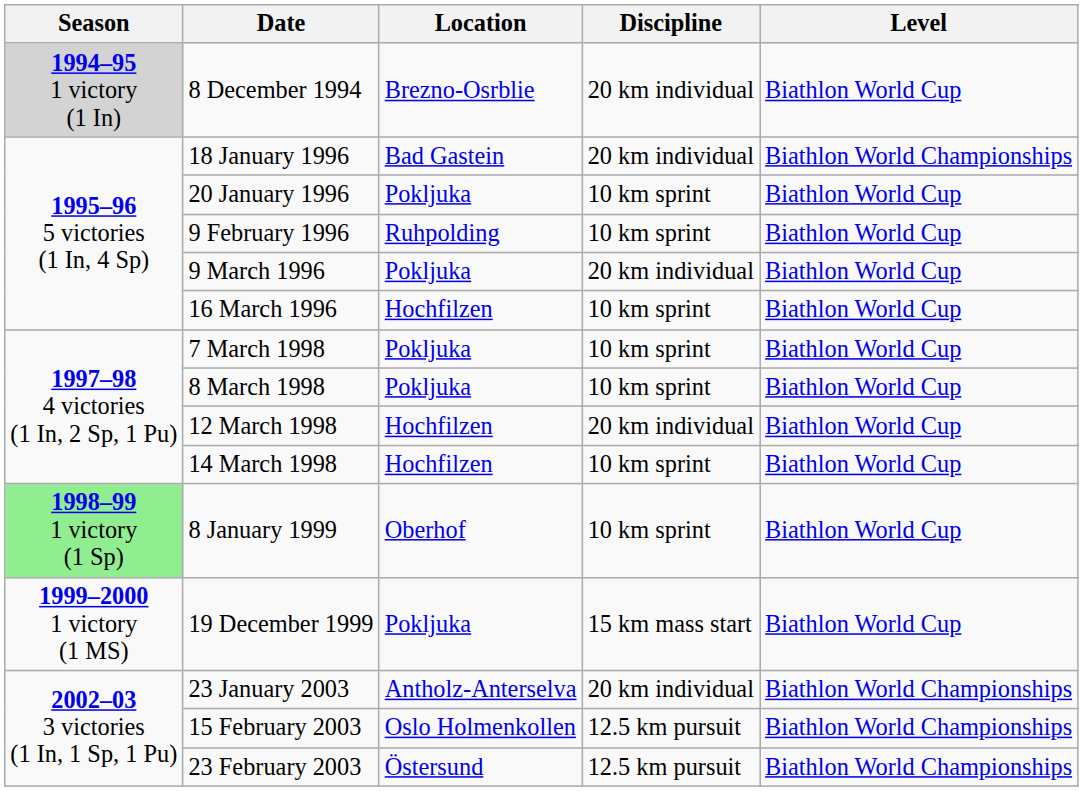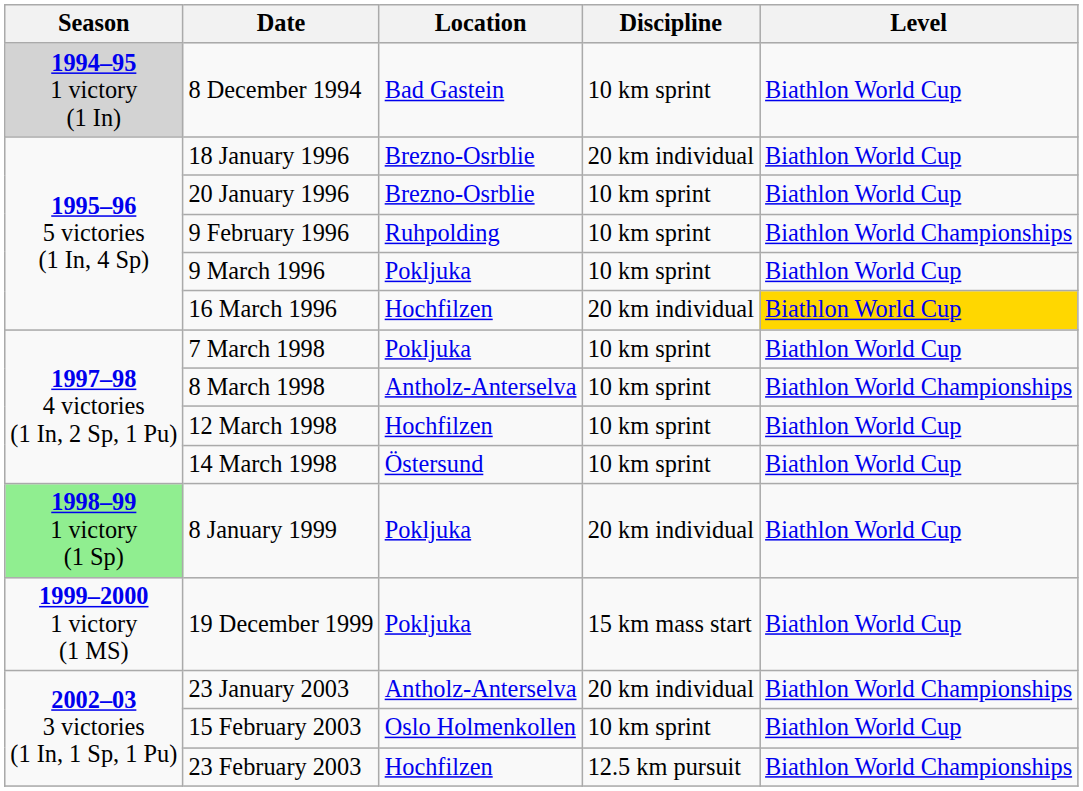(460, 89) Brezno-Osrblie -> (444, 89) Bad Gastein
(671, 89) 20 km individual -> (649, 89) 10 km sprint
(444, 155) Bad Gastein -> (460, 155) Brezno-Osrblie
(919, 155) Biathlon World Championships -> (863, 155) Biathlon World Cup
(428, 194) Pokljuka -> (460, 194) Brezno-Osrblie
(863, 232) Biathlon World Cup -> (919, 232) Biathlon World Championships
(671, 271) 20 km individual -> (649, 271) 10 km sprint
(649, 309) 10 km sprint -> (671, 309) 20 km individual
(863, 309) no background -> (863, 309) gold background
(428, 387) Pokljuka -> (481, 387) Antholz-Anterselva
(863, 387) Biathlon World Cup -> (919, 387) Biathlon World Championships
(671, 425) 20 km individual -> (649, 425) 10 km sprint
(439, 464) Hochfilzen -> (434, 464) Östersund
(425, 530) Oberhof -> (428, 530) Pokljuka
(649, 530) 10 km sprint -> (671, 530) 20 km individual
(664, 727) 12.5 km pursuit -> (649, 727) 10 km sprint
(919, 727) Biathlon World Championships -> (863, 727) Biathlon World Cup
(434, 766) Östersund -> (439, 766) Hochfilzen
